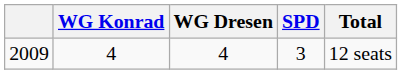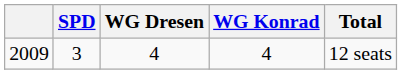columns swapped: (301, 21) <-> (111, 21)
